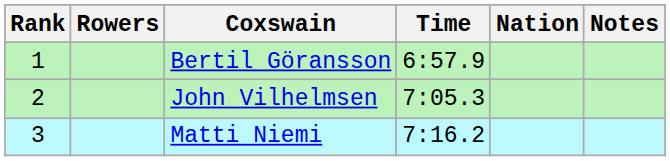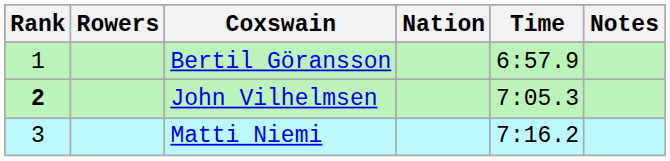columns swapped: (538, 24) <-> (444, 24)
(38, 99) normal -> (38, 99) bold
